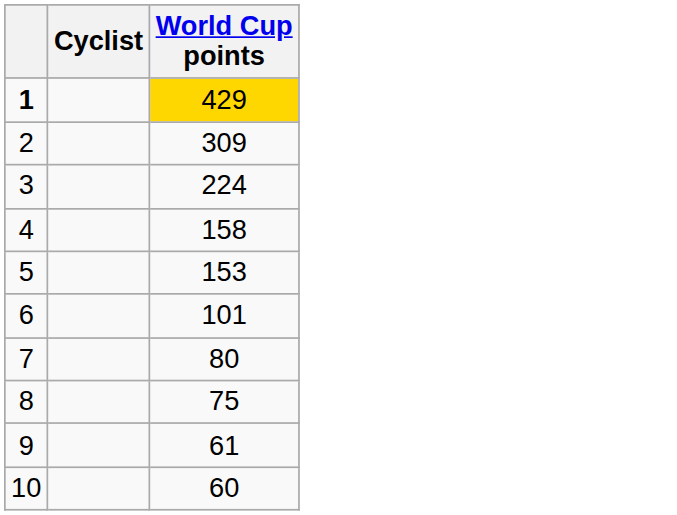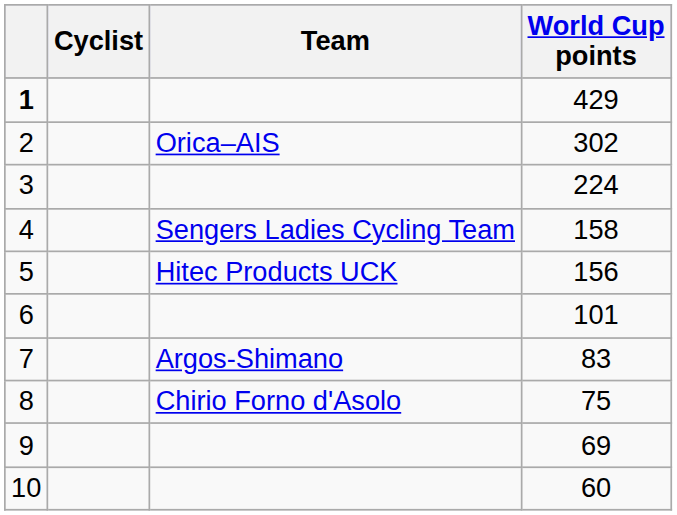+ column: (335, 41)
(224, 99) gold background -> (596, 99) no background
(224, 142) 309 -> (596, 142) 302
(224, 272) 153 -> (596, 272) 156
(224, 358) 80 -> (596, 358) 83
(224, 444) 61 -> (596, 444) 69
